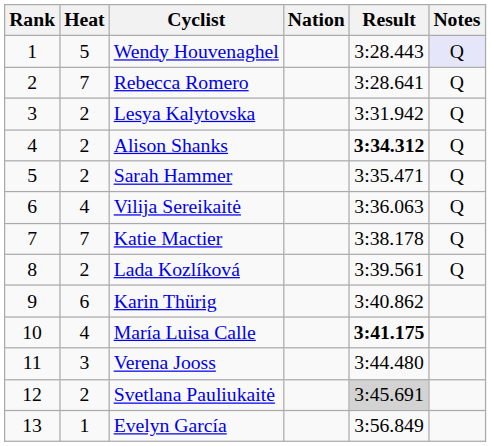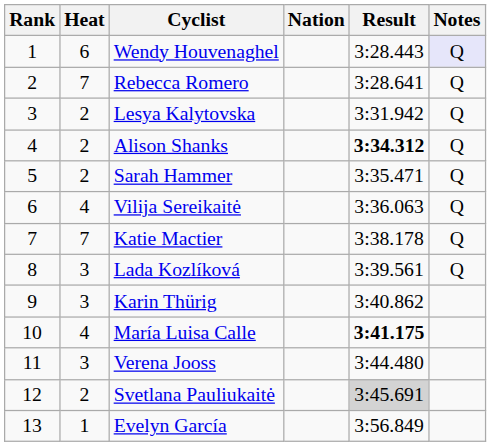(84, 51) 5 -> (84, 51) 6
(84, 269) 2 -> (84, 269) 3
(84, 301) 6 -> (84, 301) 3
